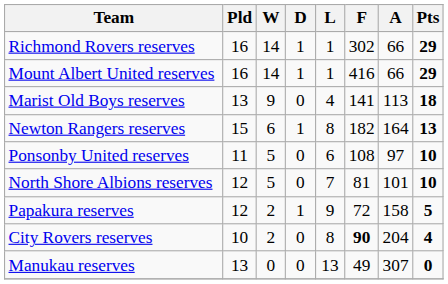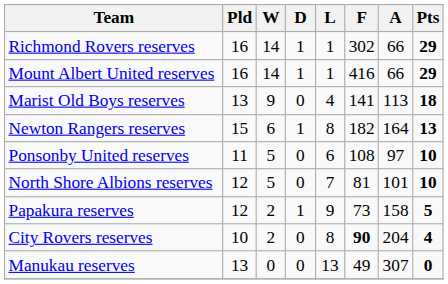(362, 210) 72 -> (362, 210) 73
